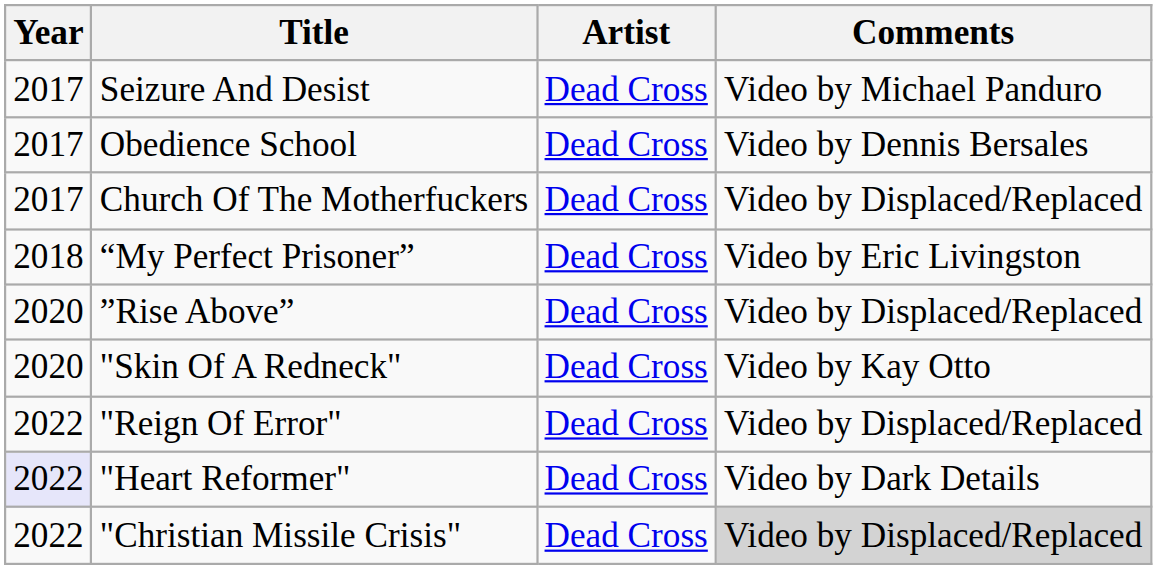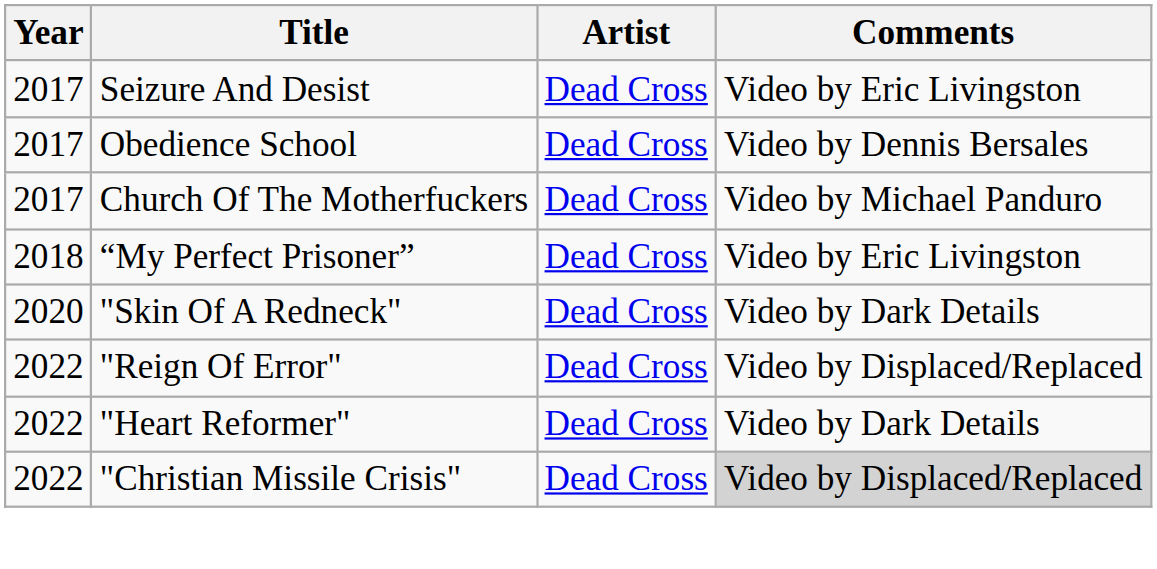(913, 88) Video by Michael Panduro -> (902, 88) Video by Eric Livingston
(933, 199) Video by Displaced/Replaced -> (913, 199) Video by Michael Panduro
- row: (197, 311)
(857, 367) Video by Kay Otto -> (882, 311) Video by Dark Details
(48, 479) lavender background -> (48, 423) no background
